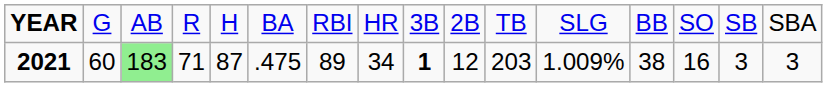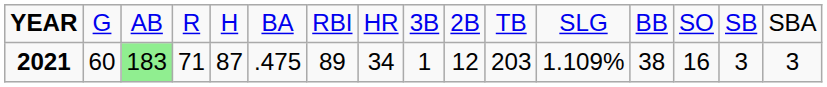(424, 61) bold -> (424, 61) normal
(583, 61) 1.009% -> (583, 61) 1.109%
